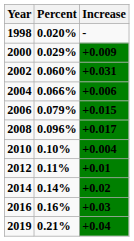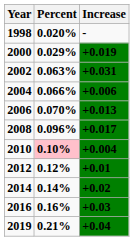(99, 52) +0.009 -> (99, 52) +0.019
(57, 71) 0.060% -> (57, 71) 0.063%
(57, 110) 0.079% -> (57, 110) 0.070%
(99, 110) +0.015 -> (99, 110) +0.013
(54, 149) no background -> (54, 149) pink background
(53, 168) 0.11% -> (54, 168) 0.12%
